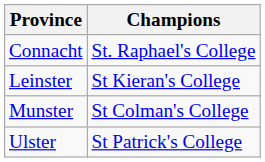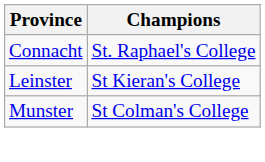- row: (32, 141)
